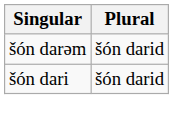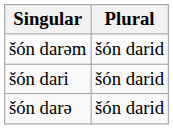+ row: (40, 108)
